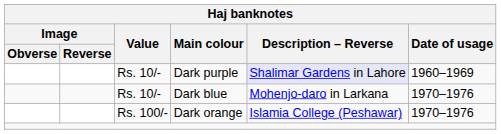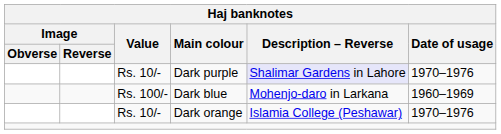(443, 73) 1960–1969 -> (443, 73) 1970–1976
(139, 93) Rs. 10/- -> (143, 93) Rs. 100/-
(443, 93) 1970–1976 -> (443, 93) 1960–1969
(143, 113) Rs. 100/- -> (139, 113) Rs. 10/-
